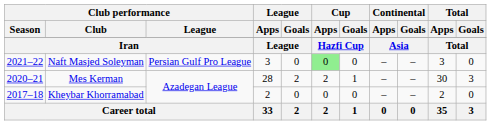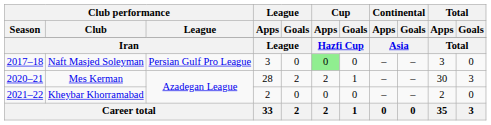(25, 62) 2021–22 -> (25, 62) 2017–18
(25, 95) 2017–18 -> (25, 95) 2021–22
